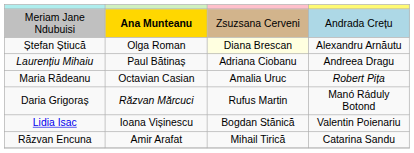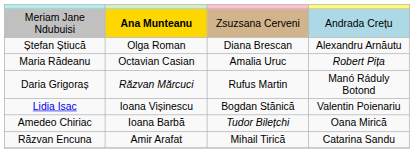(258, 45) lightyellow background -> (258, 45) no background
- row: (55, 62)
+ row: (55, 123)
